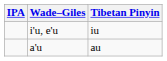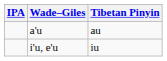rows swapped: (36, 47) <-> (44, 30)
